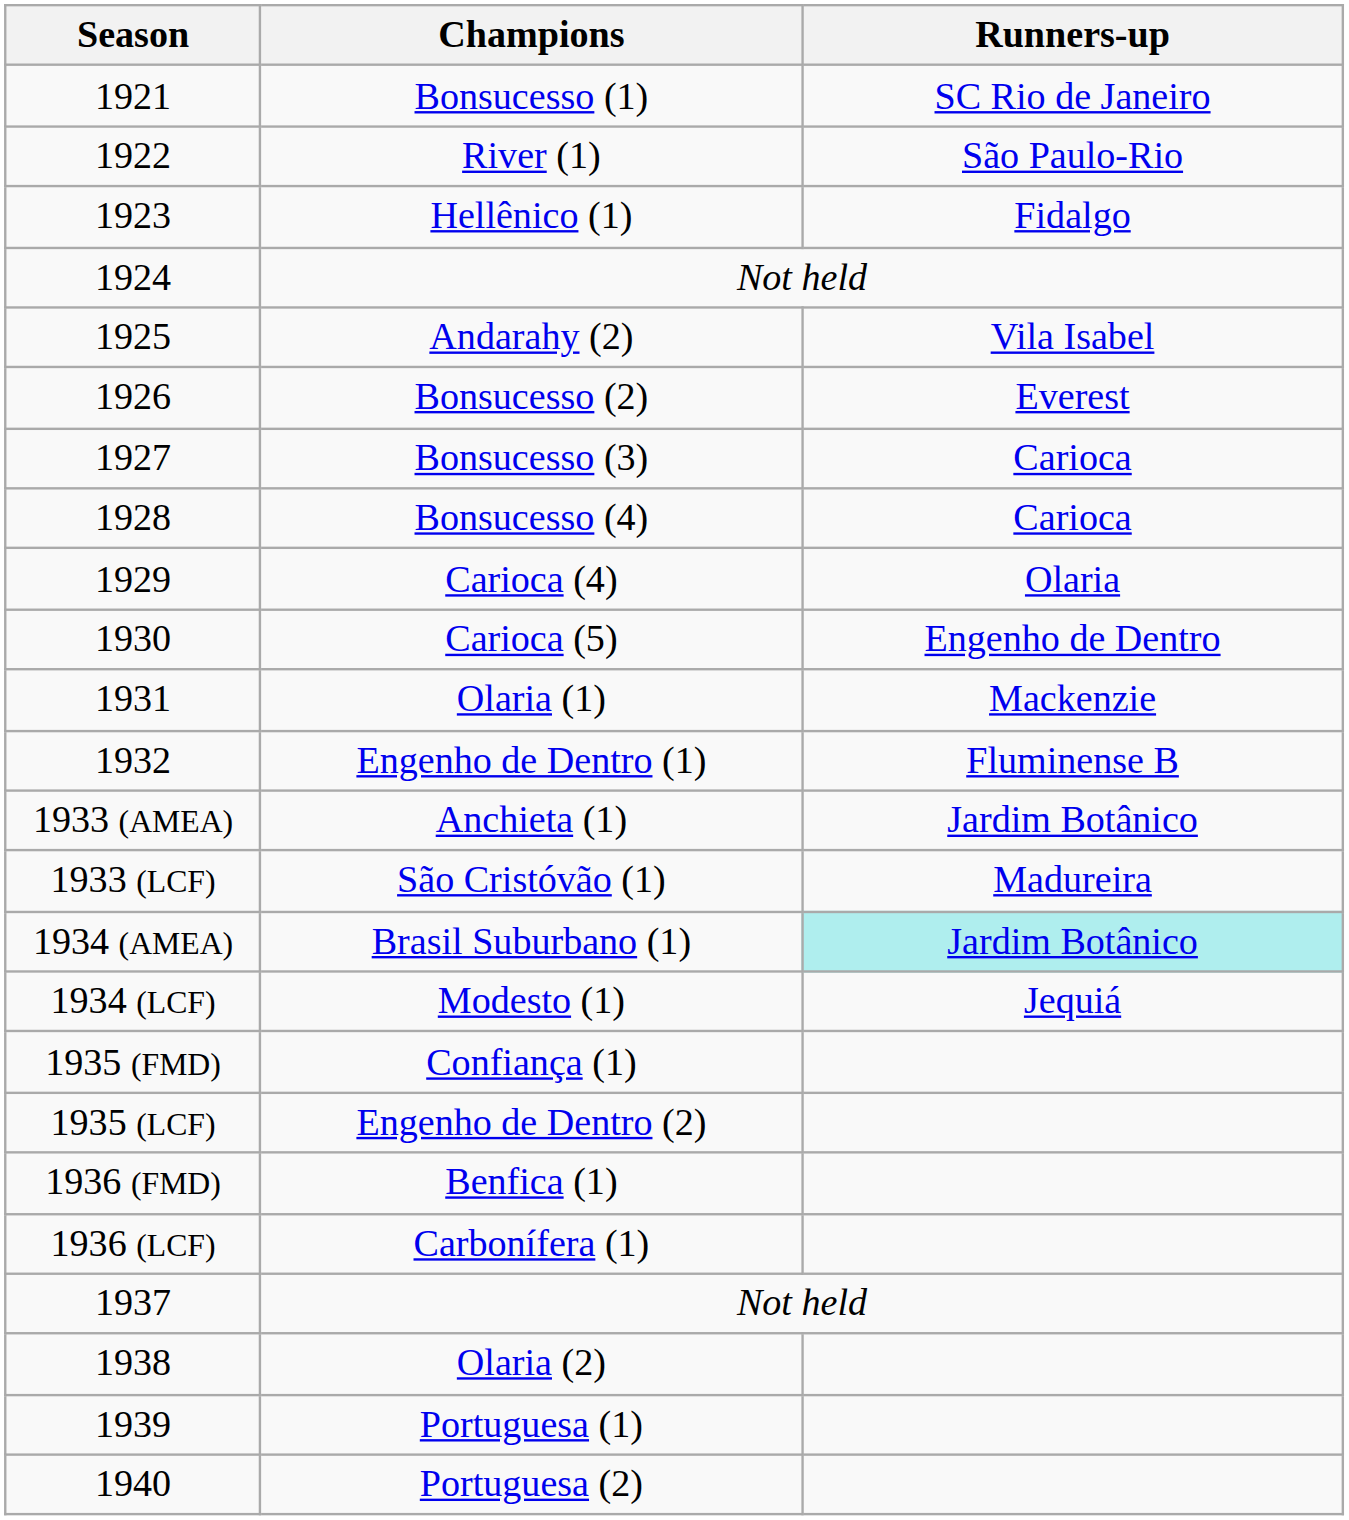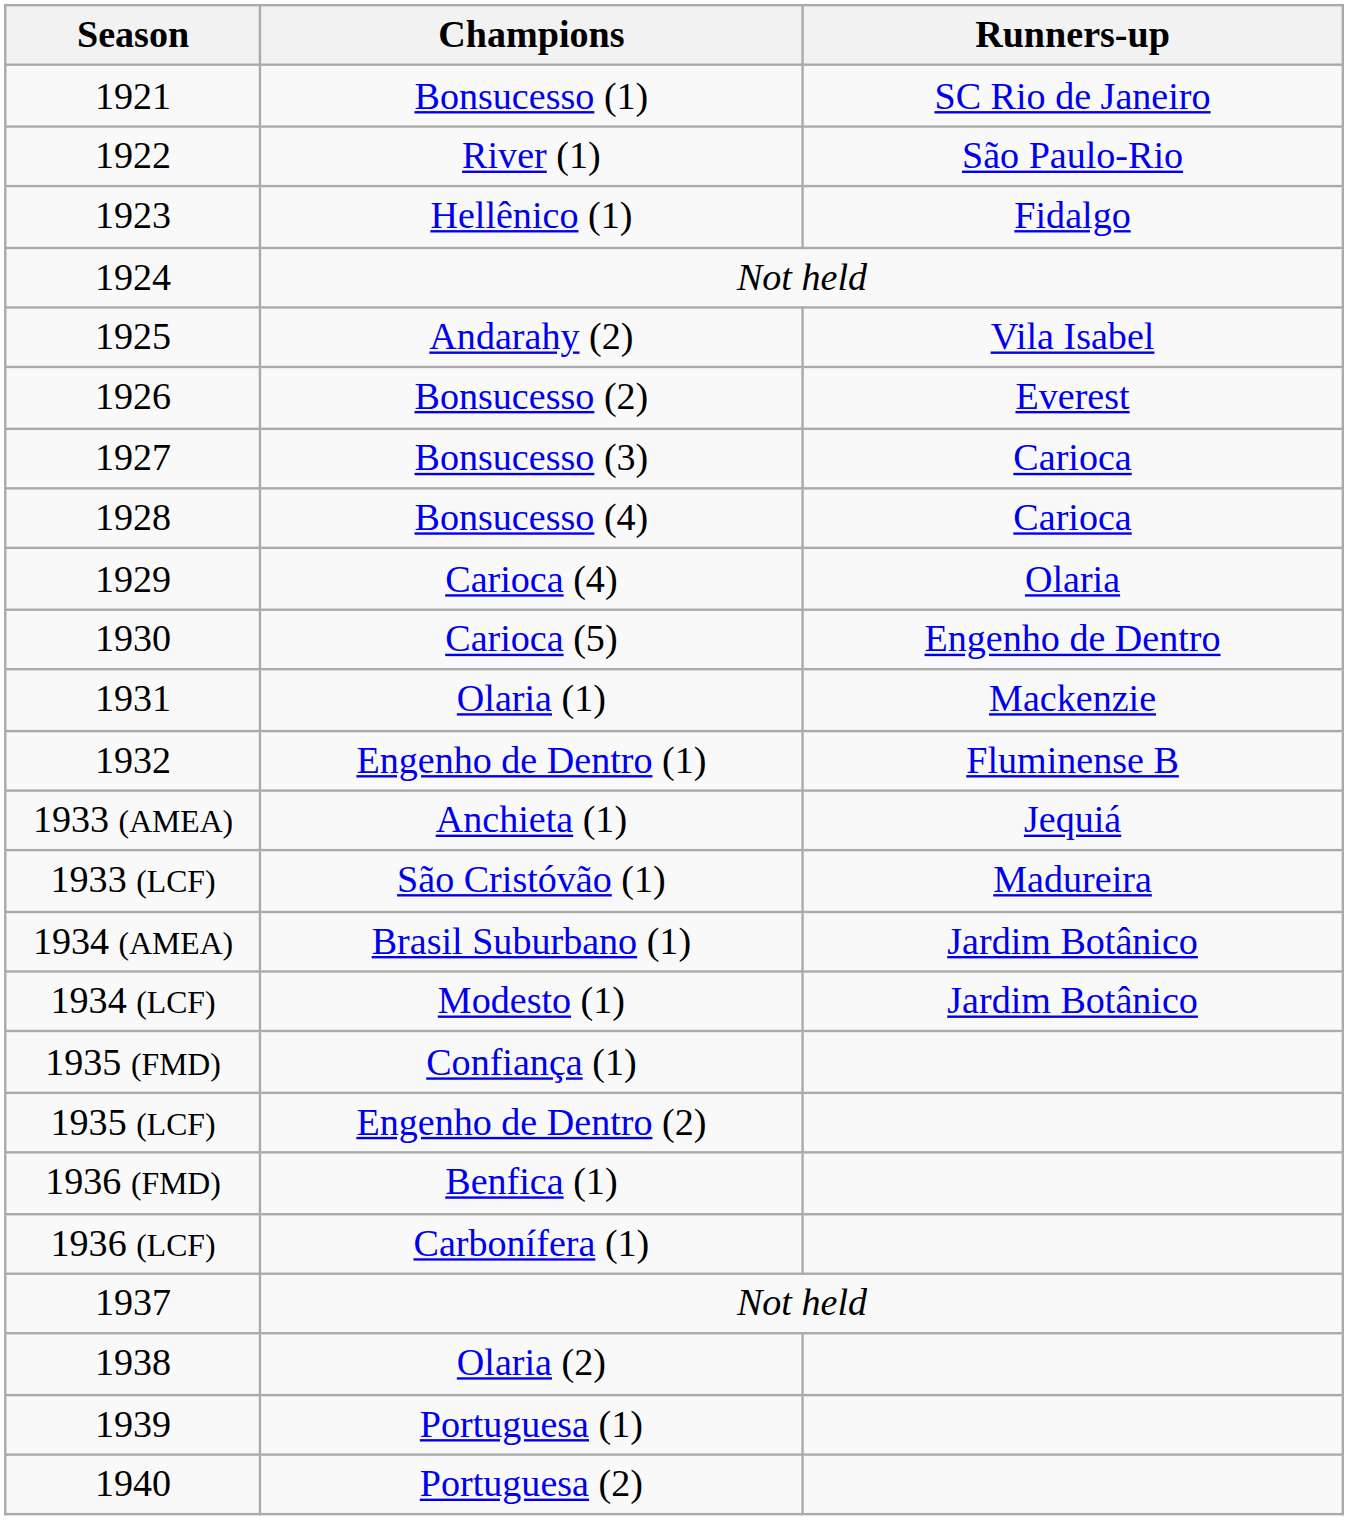(1073, 819) Jardim Botânico -> (1073, 819) Jequiá
(1073, 940) paleturquoise background -> (1073, 940) no background
(1073, 1000) Jequiá -> (1073, 1000) Jardim Botânico
